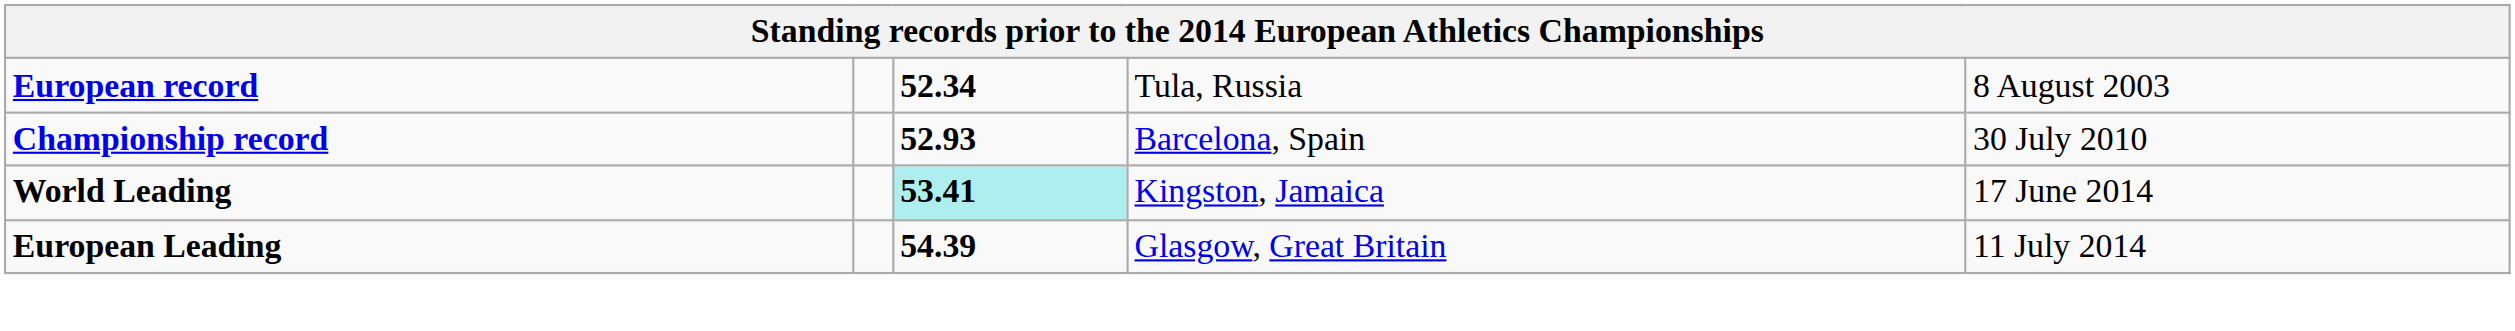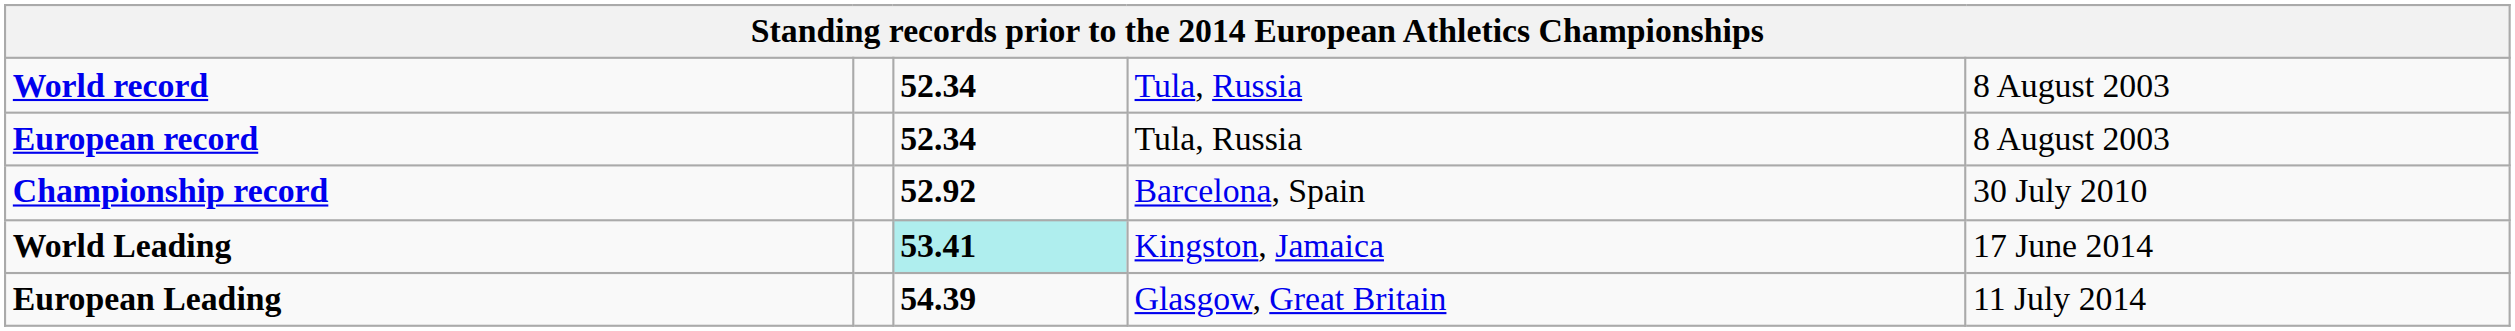+ row: (111, 84)
(938, 138) 52.93 -> (938, 191) 52.92
